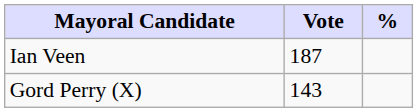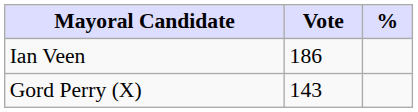(306, 55) 187 -> (306, 55) 186
